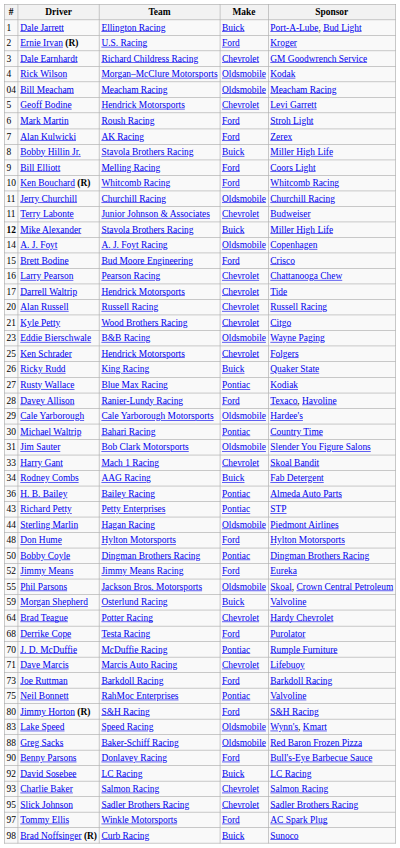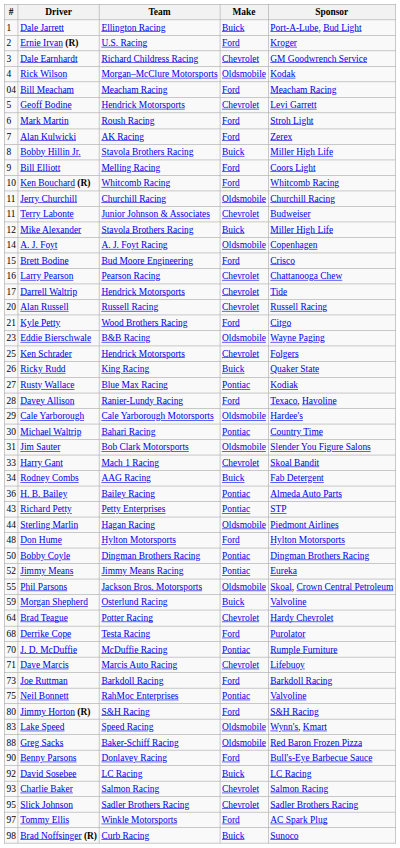(244, 90) Oldsmobile -> (231, 90) Ford
(11, 229) bold -> (11, 229) normal
(241, 323) Chevrolet -> (231, 323) Ford
(231, 571) Ford -> (236, 571) Pontiac
